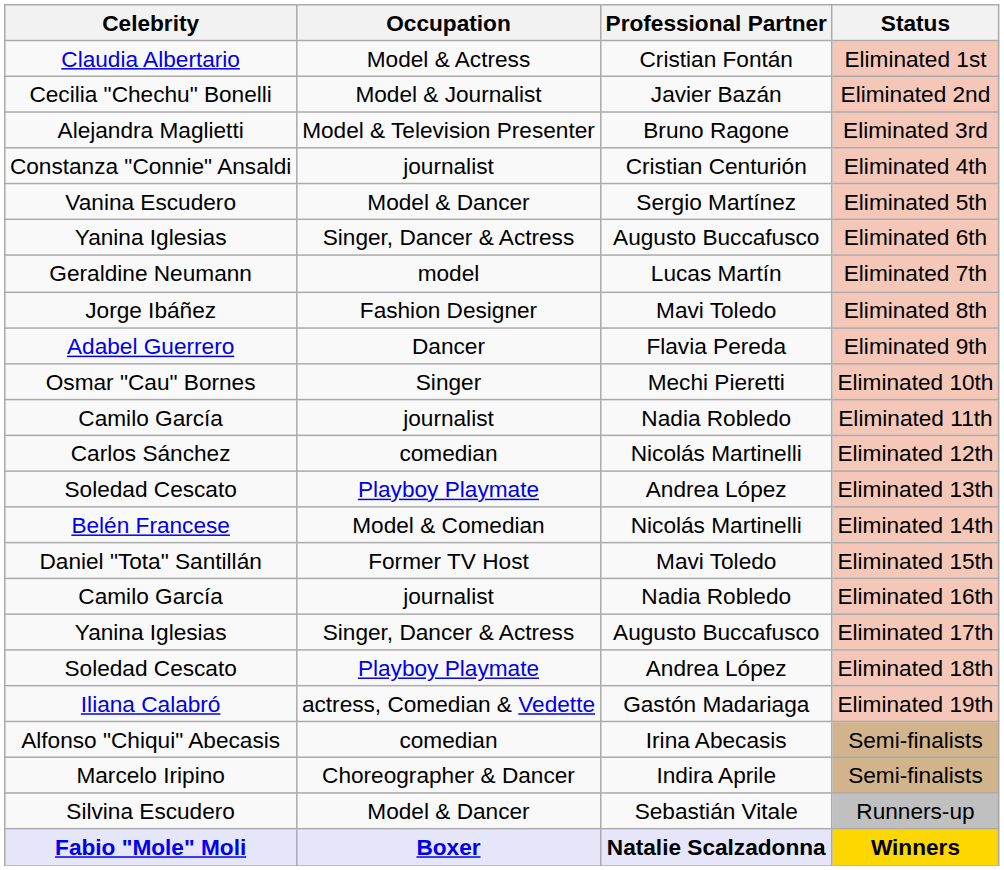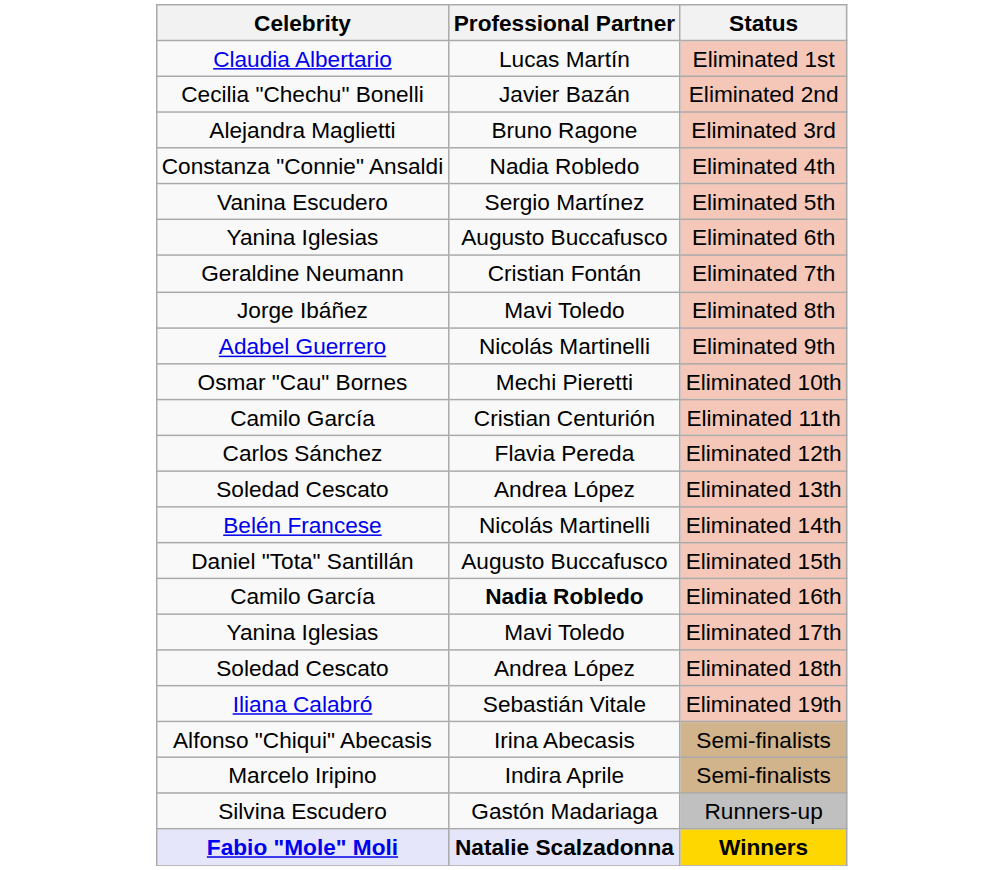- column: (448, 23)
(716, 59) Cristian Fontán -> (564, 59) Lucas Martín
(716, 166) Cristian Centurión -> (564, 166) Nadia Robledo
(716, 274) Lucas Martín -> (564, 274) Cristian Fontán
(716, 346) Flavia Pereda -> (564, 346) Nicolás Martinelli
(716, 417) Nadia Robledo -> (564, 417) Cristian Centurión
(716, 453) Nicolás Martinelli -> (564, 453) Flavia Pereda
(716, 561) Mavi Toledo -> (564, 561) Augusto Buccafusco
(716, 597) normal -> (564, 597) bold
(716, 632) Augusto Buccafusco -> (564, 632) Mavi Toledo
(716, 704) Gastón Madariaga -> (564, 704) Sebastián Vitale
(716, 812) Sebastián Vitale -> (564, 812) Gastón Madariaga
